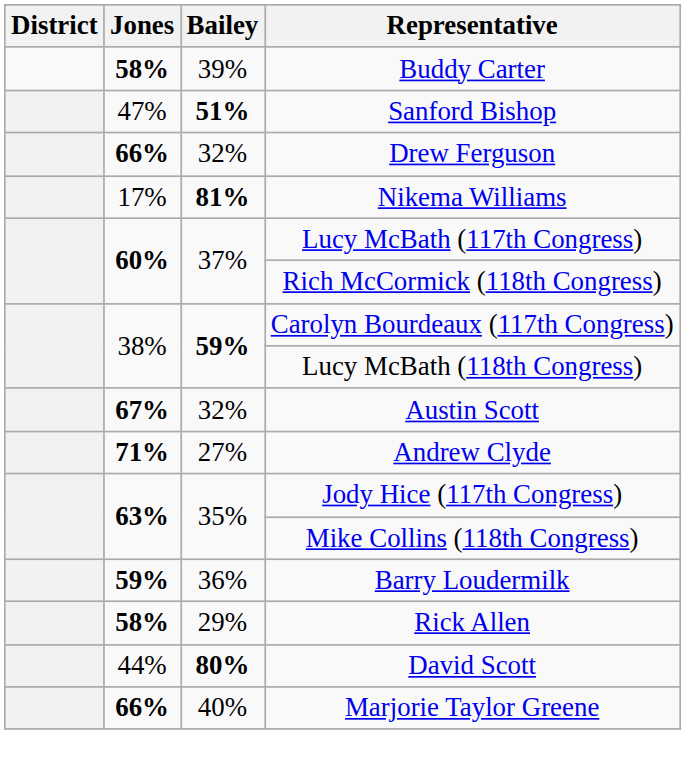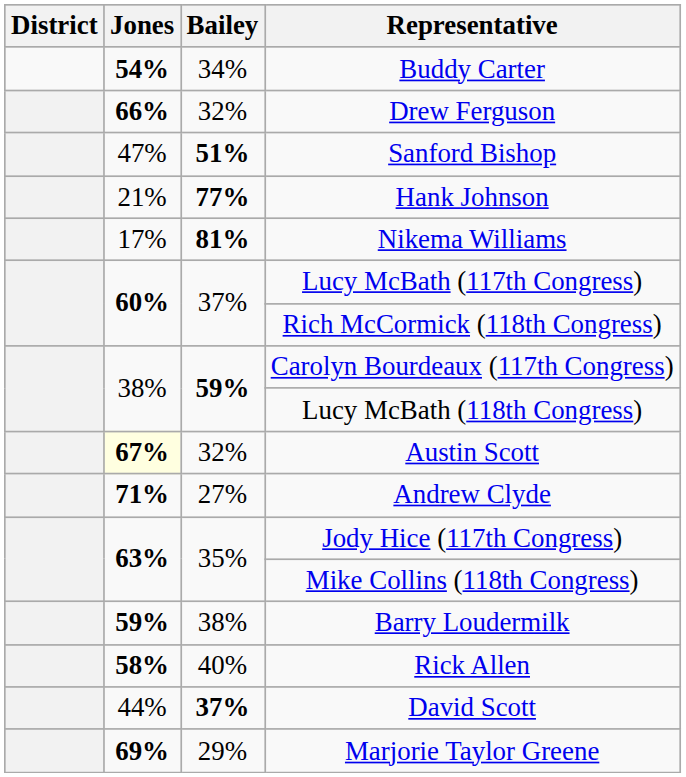(142, 68) 58% -> (142, 68) 54%
(222, 68) 39% -> (222, 68) 34%
rows swapped: (472, 111) <-> (472, 153)
+ row: (472, 196)
(142, 409) no background -> (142, 452) lightyellow background
(222, 580) 36% -> (222, 622) 38%
(222, 622) 29% -> (222, 665) 40%
(222, 665) 80% -> (222, 707) 37%
(142, 707) 66% -> (142, 750) 69%
(222, 707) 40% -> (222, 750) 29%
